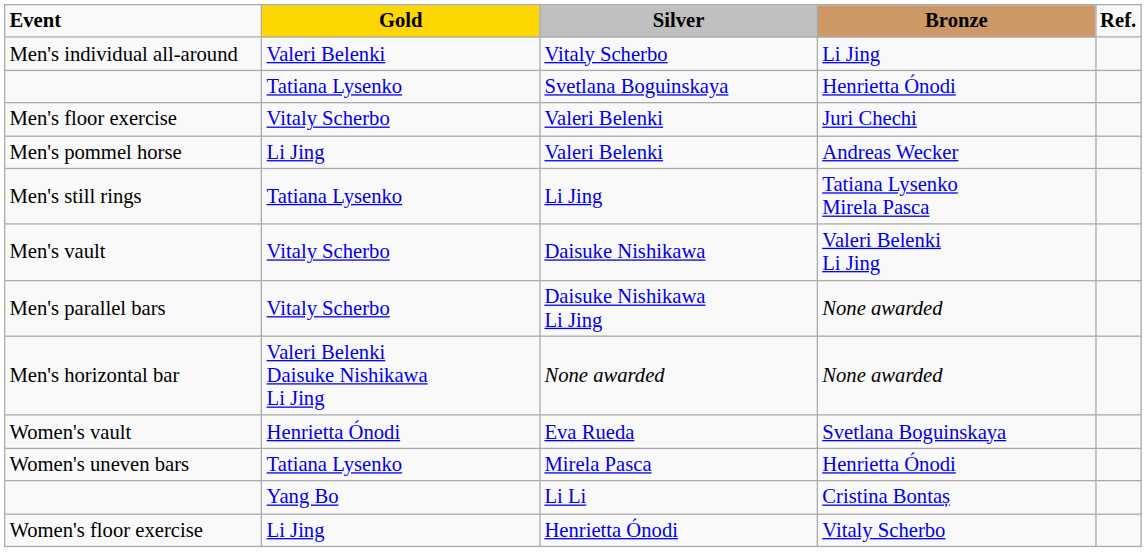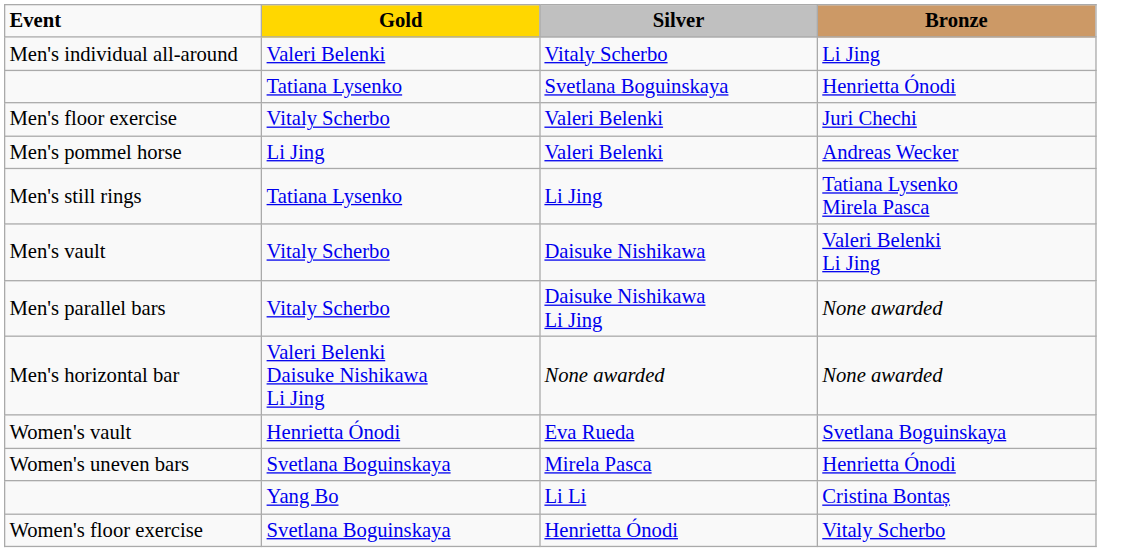- column: (1118, 20)
(334, 464) Tatiana Lysenko -> (359, 464) Svetlana Boguinskaya
(296, 529) Li Jing -> (359, 529) Svetlana Boguinskaya
